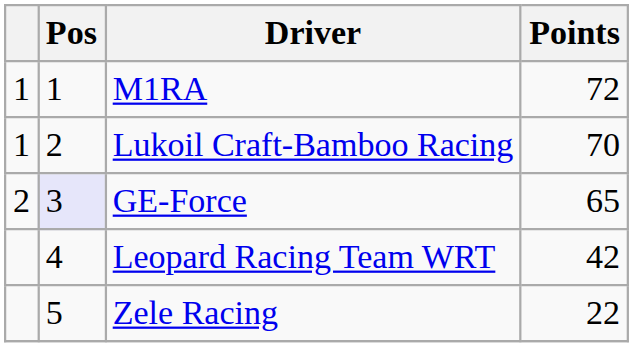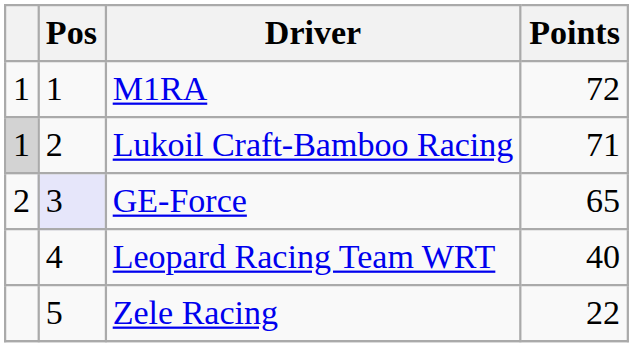(22, 145) no background -> (22, 145) lightgrey background
(603, 145) 70 -> (603, 145) 71
(603, 257) 42 -> (603, 257) 40
